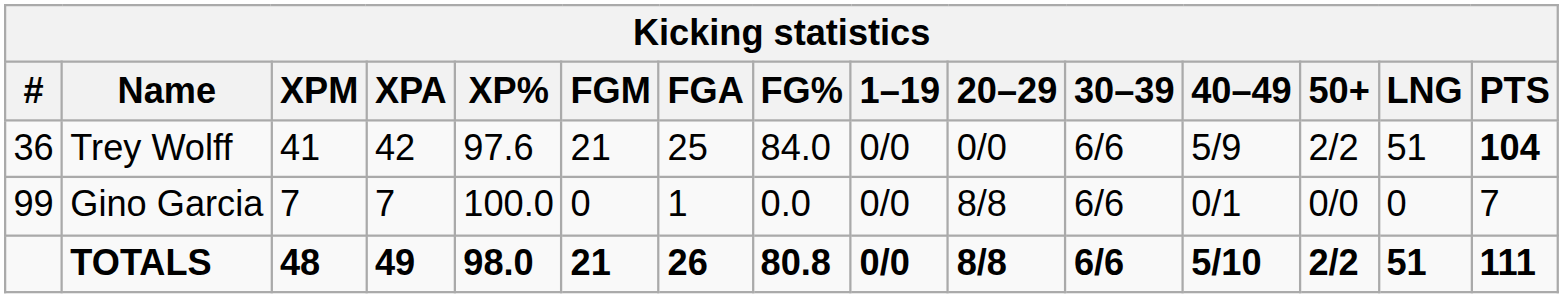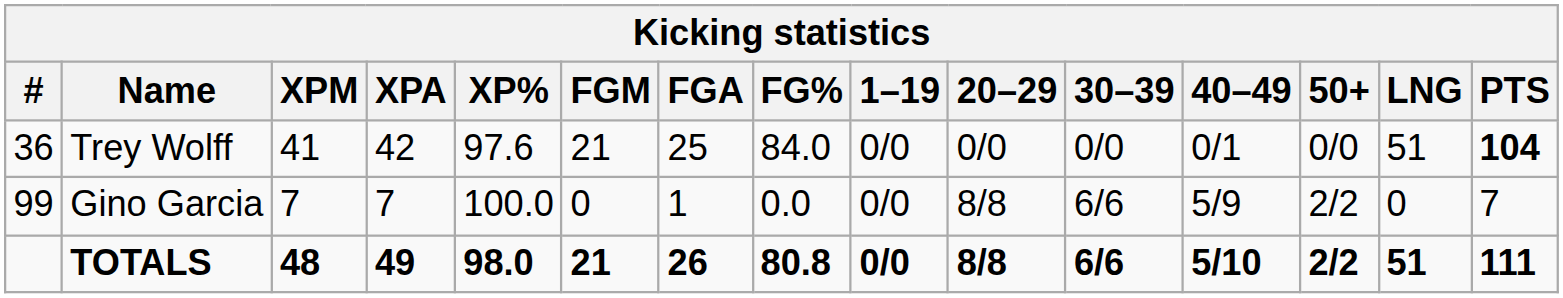(1099, 147) 6/6 -> (1099, 147) 0/0
(1216, 147) 5/9 -> (1216, 147) 0/1
(1334, 147) 2/2 -> (1334, 147) 0/0
(1216, 205) 0/1 -> (1216, 205) 5/9
(1334, 205) 0/0 -> (1334, 205) 2/2
